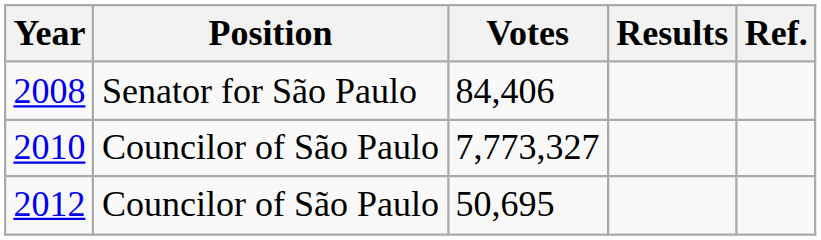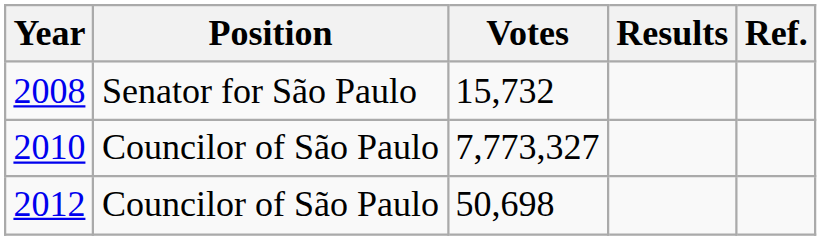(505, 90) 84,406 -> (505, 90) 15,732
(505, 204) 50,695 -> (505, 204) 50,698
